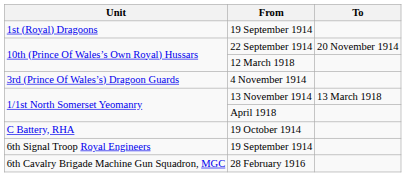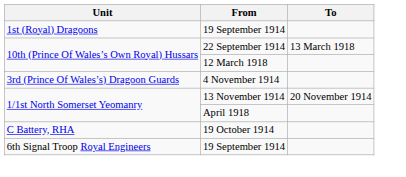(358, 46) 20 November 1914 -> (322, 46) 13 March 1918
(349, 96) 13 March 1918 -> (331, 96) 20 November 1914
- row: (116, 163)
